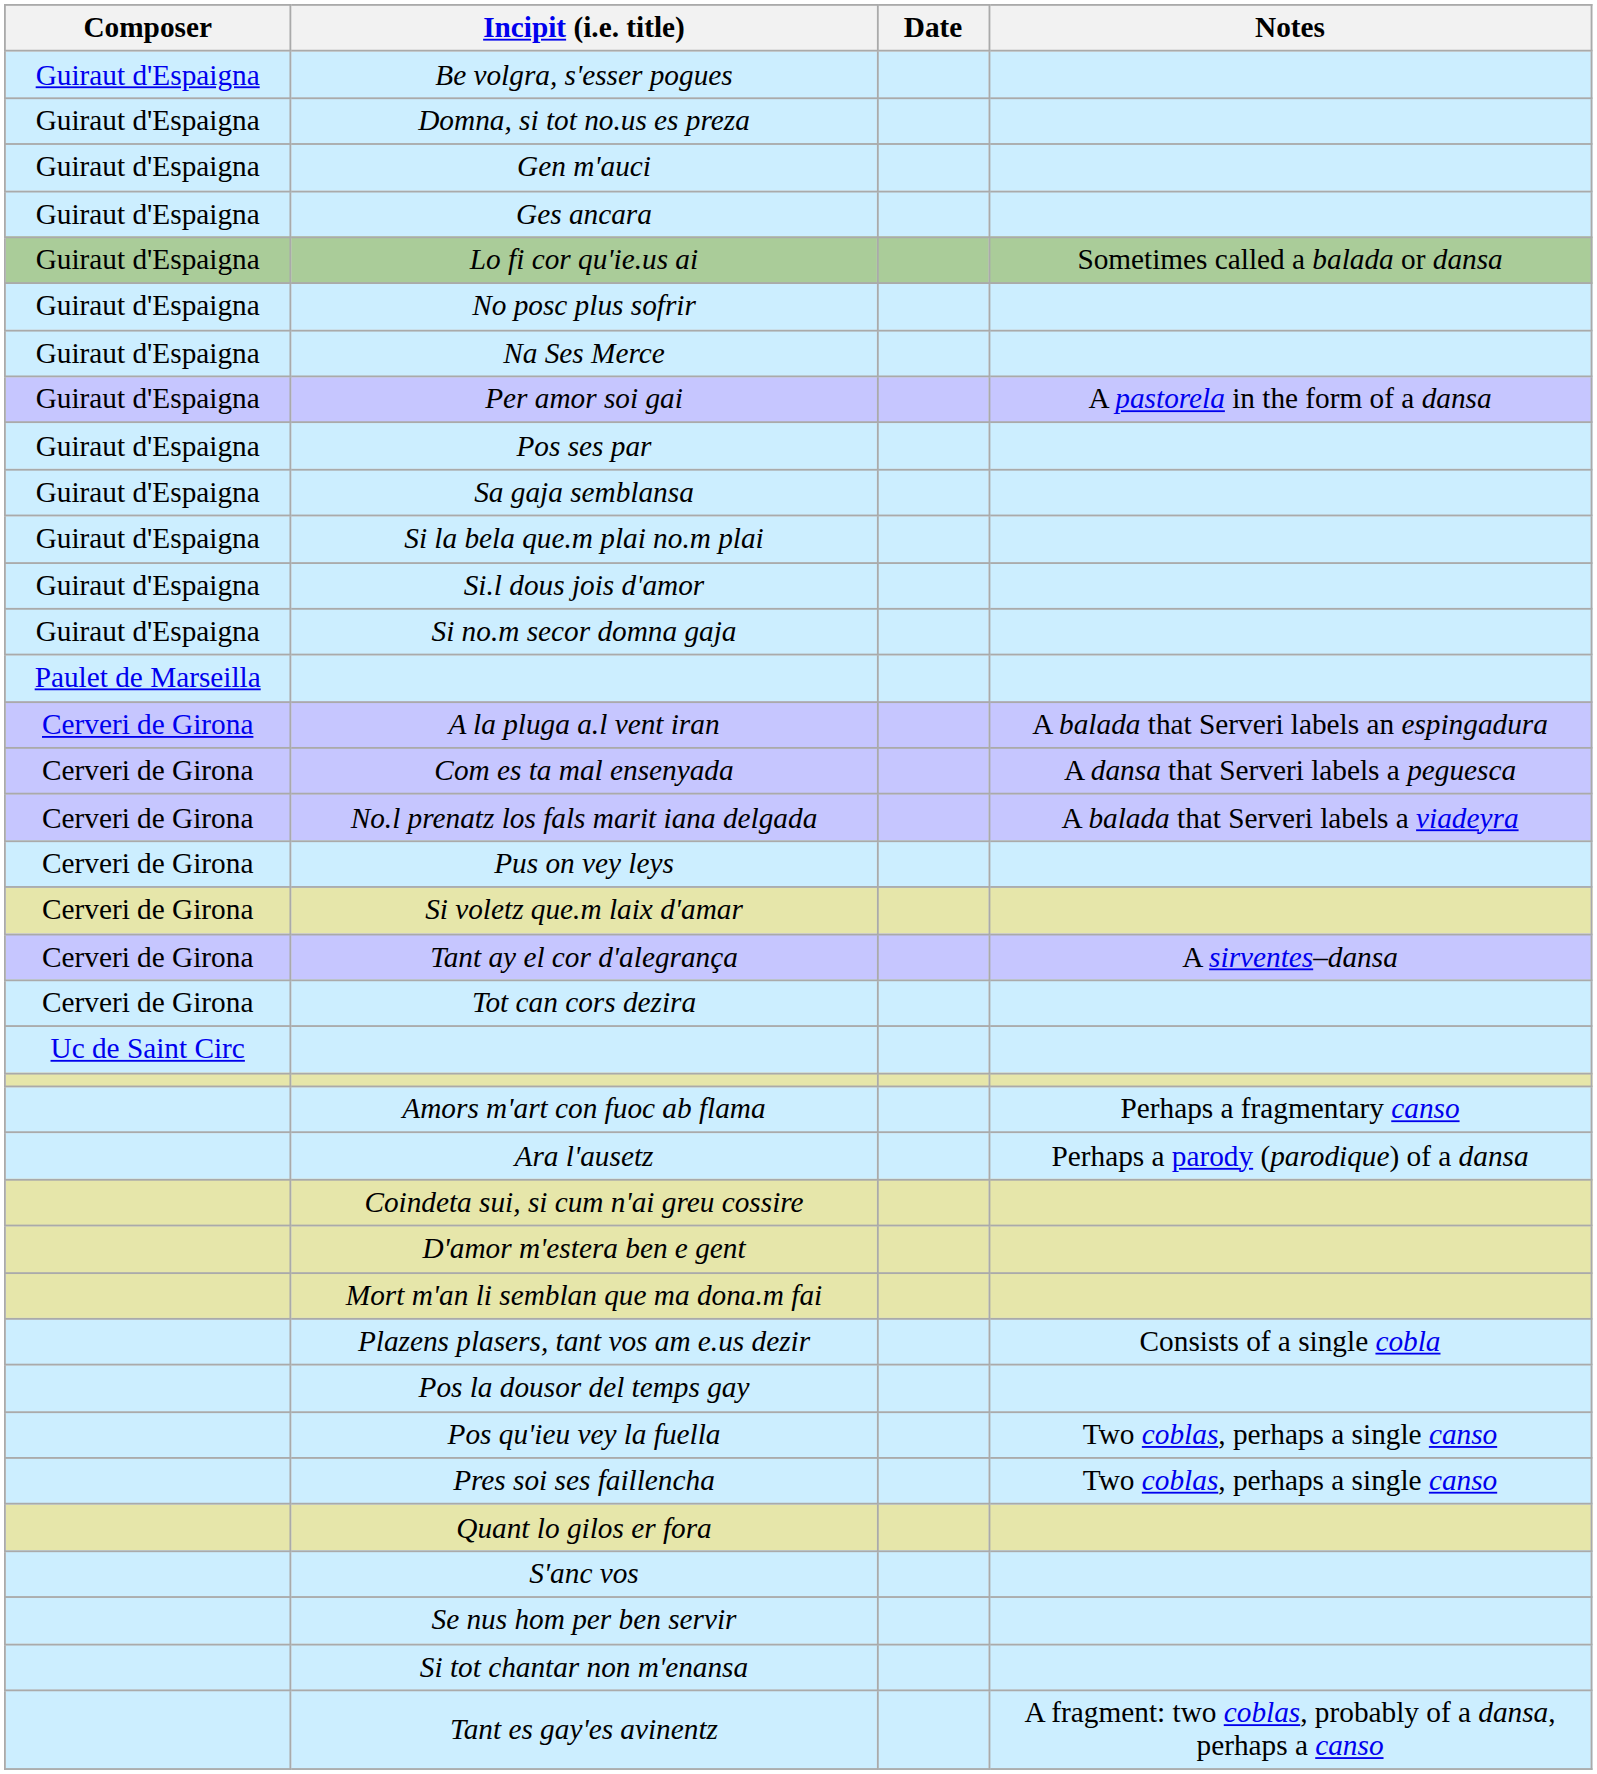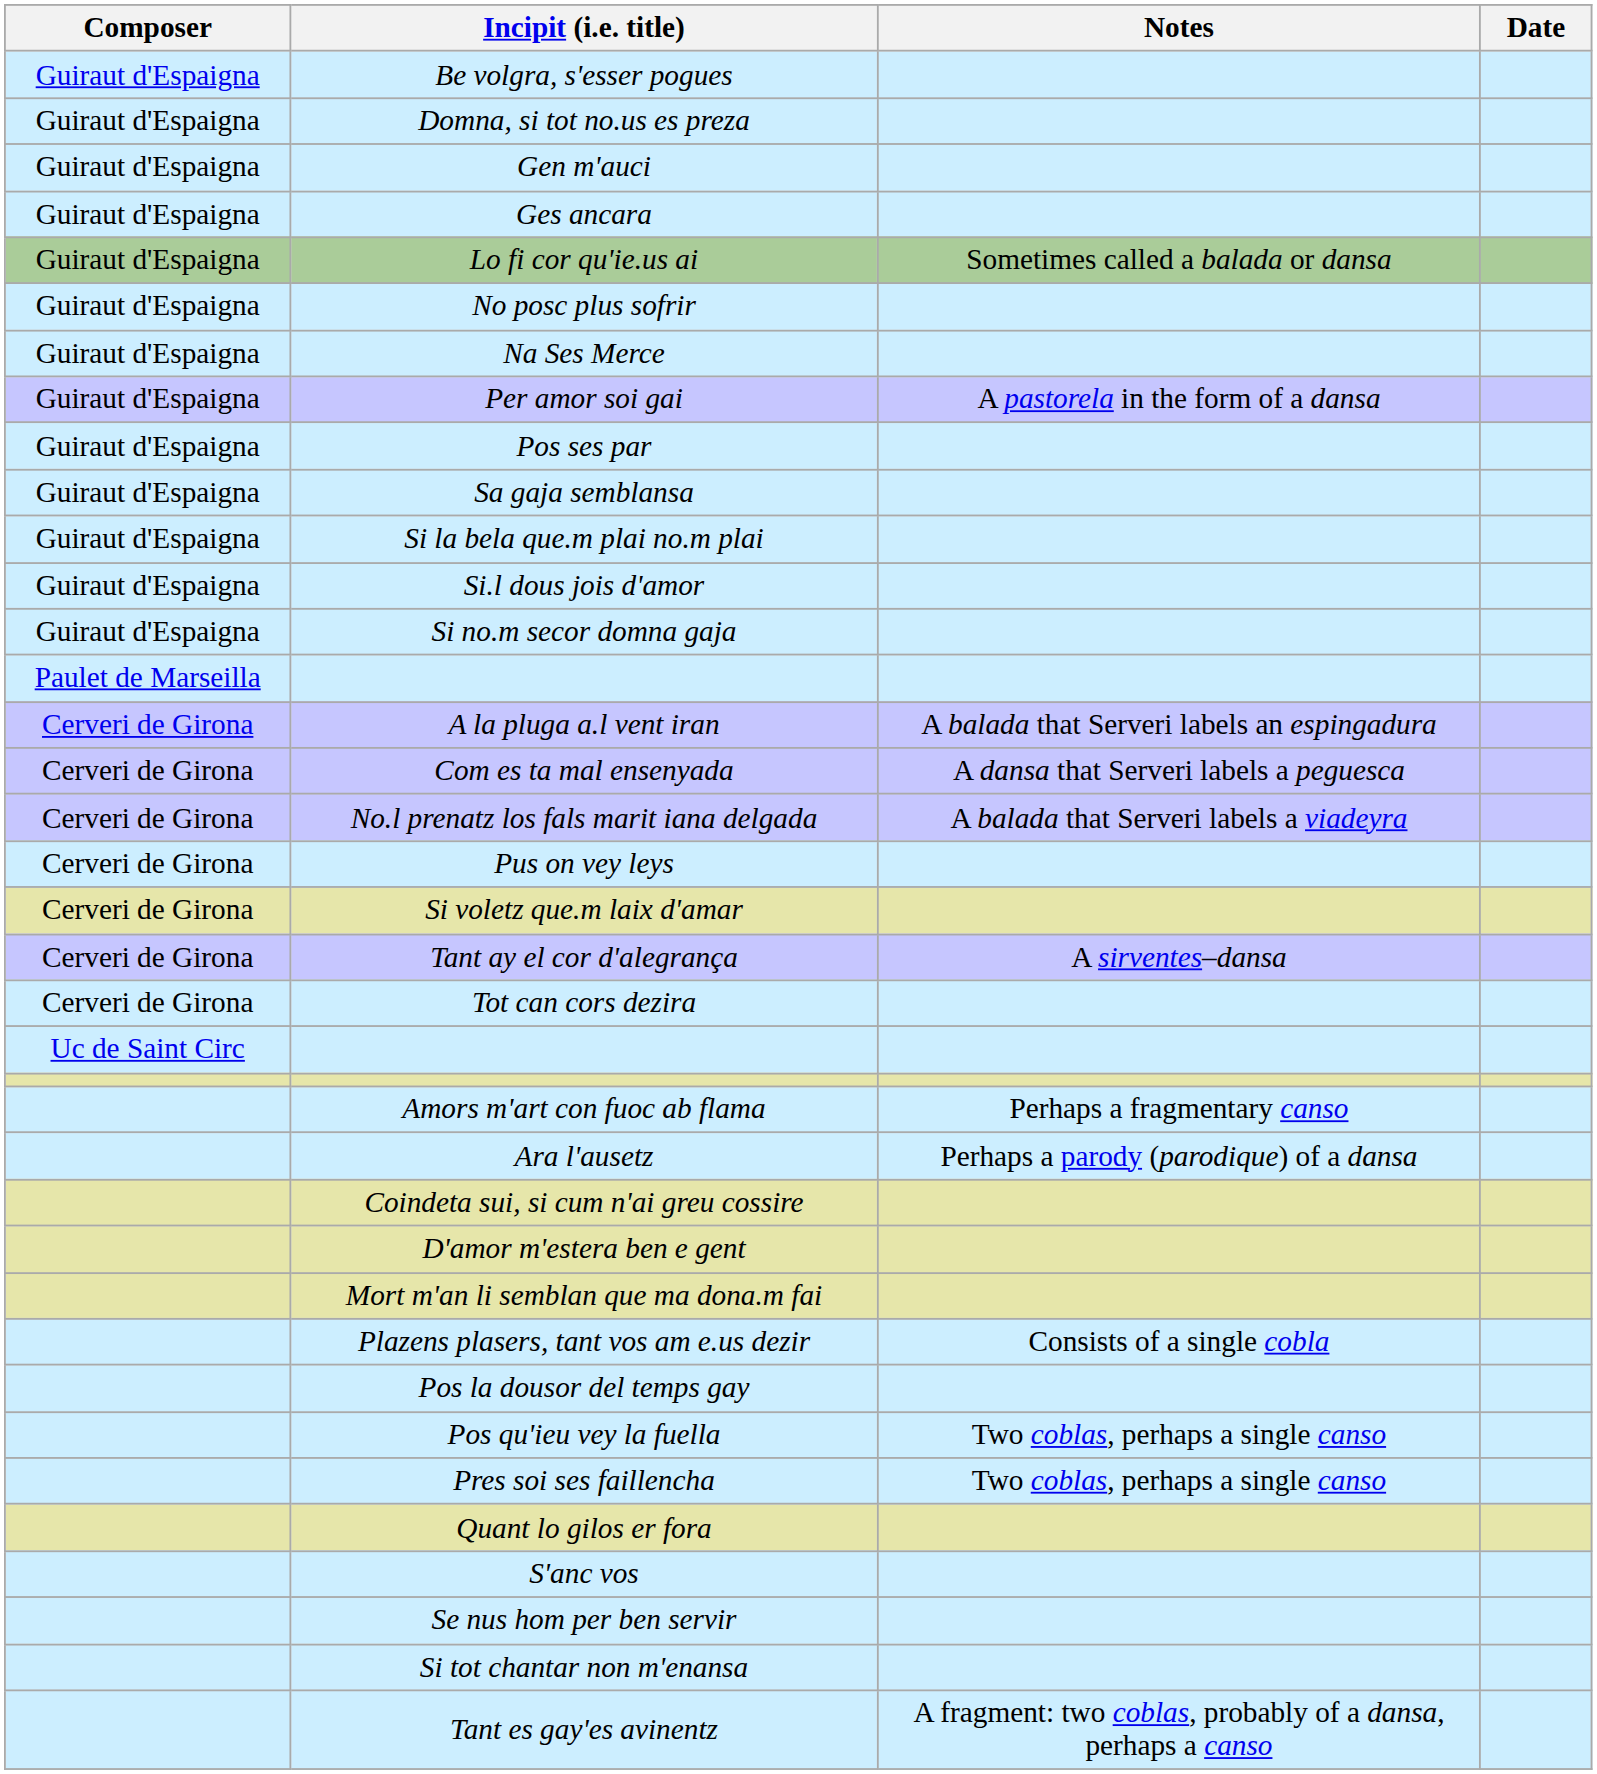columns swapped: (933, 27) <-> (1290, 27)
